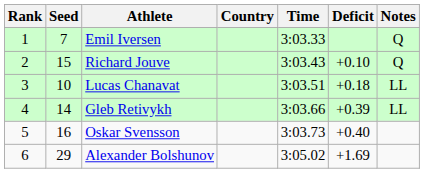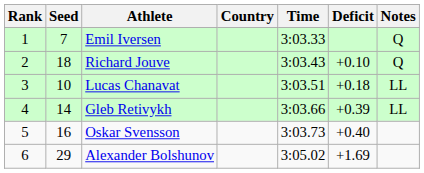(64, 62) 15 -> (64, 62) 18
